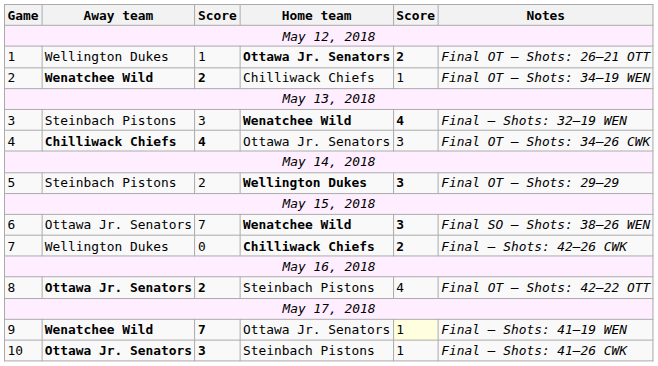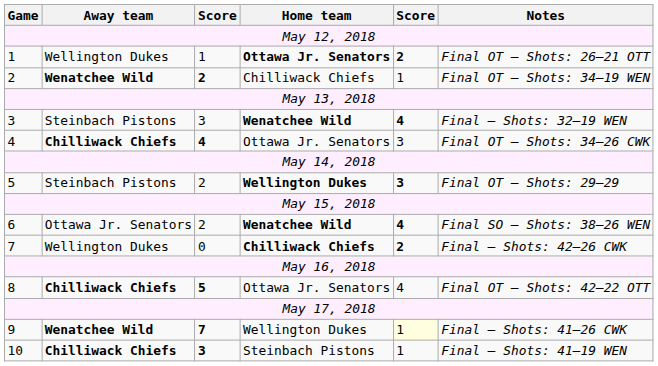(202, 225) 7 -> (202, 225) 2
(400, 225) 3 -> (400, 225) 4
(118, 288) Ottawa Jr. Senators -> (111, 288) Chilliwack Chiefs
(202, 288) 2 -> (202, 288) 5
(309, 288) Steinbach Pistons -> (317, 288) Ottawa Jr. Senators
(317, 330) Ottawa Jr. Senators -> (305, 330) Wellington Dukes
(534, 330) Final – Shots: 41–19 WEN -> (534, 330) Final – Shots: 41–26 CWK
(118, 351) Ottawa Jr. Senators -> (111, 351) Chilliwack Chiefs
(534, 351) Final – Shots: 41–26 CWK -> (534, 351) Final – Shots: 41–19 WEN
